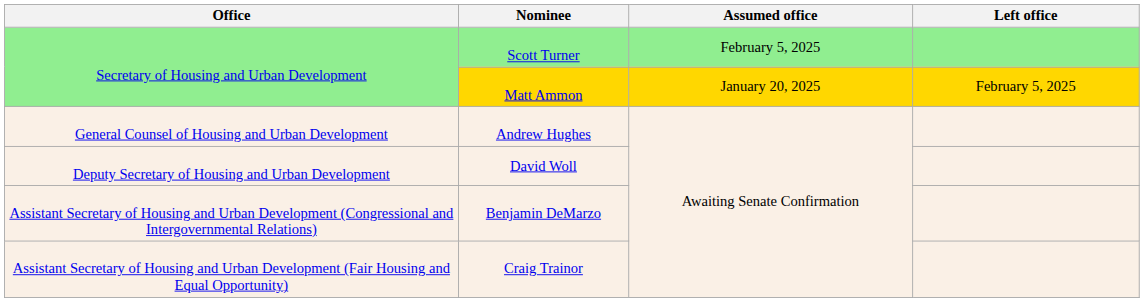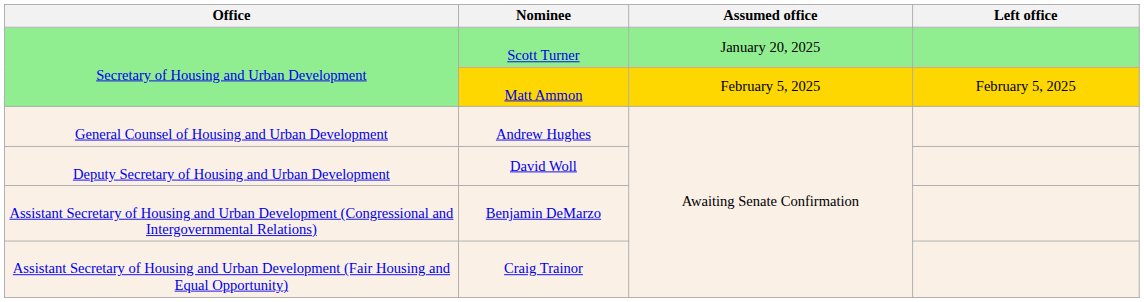(770, 47) February 5, 2025 -> (770, 47) January 20, 2025
(770, 86) January 20, 2025 -> (770, 86) February 5, 2025
